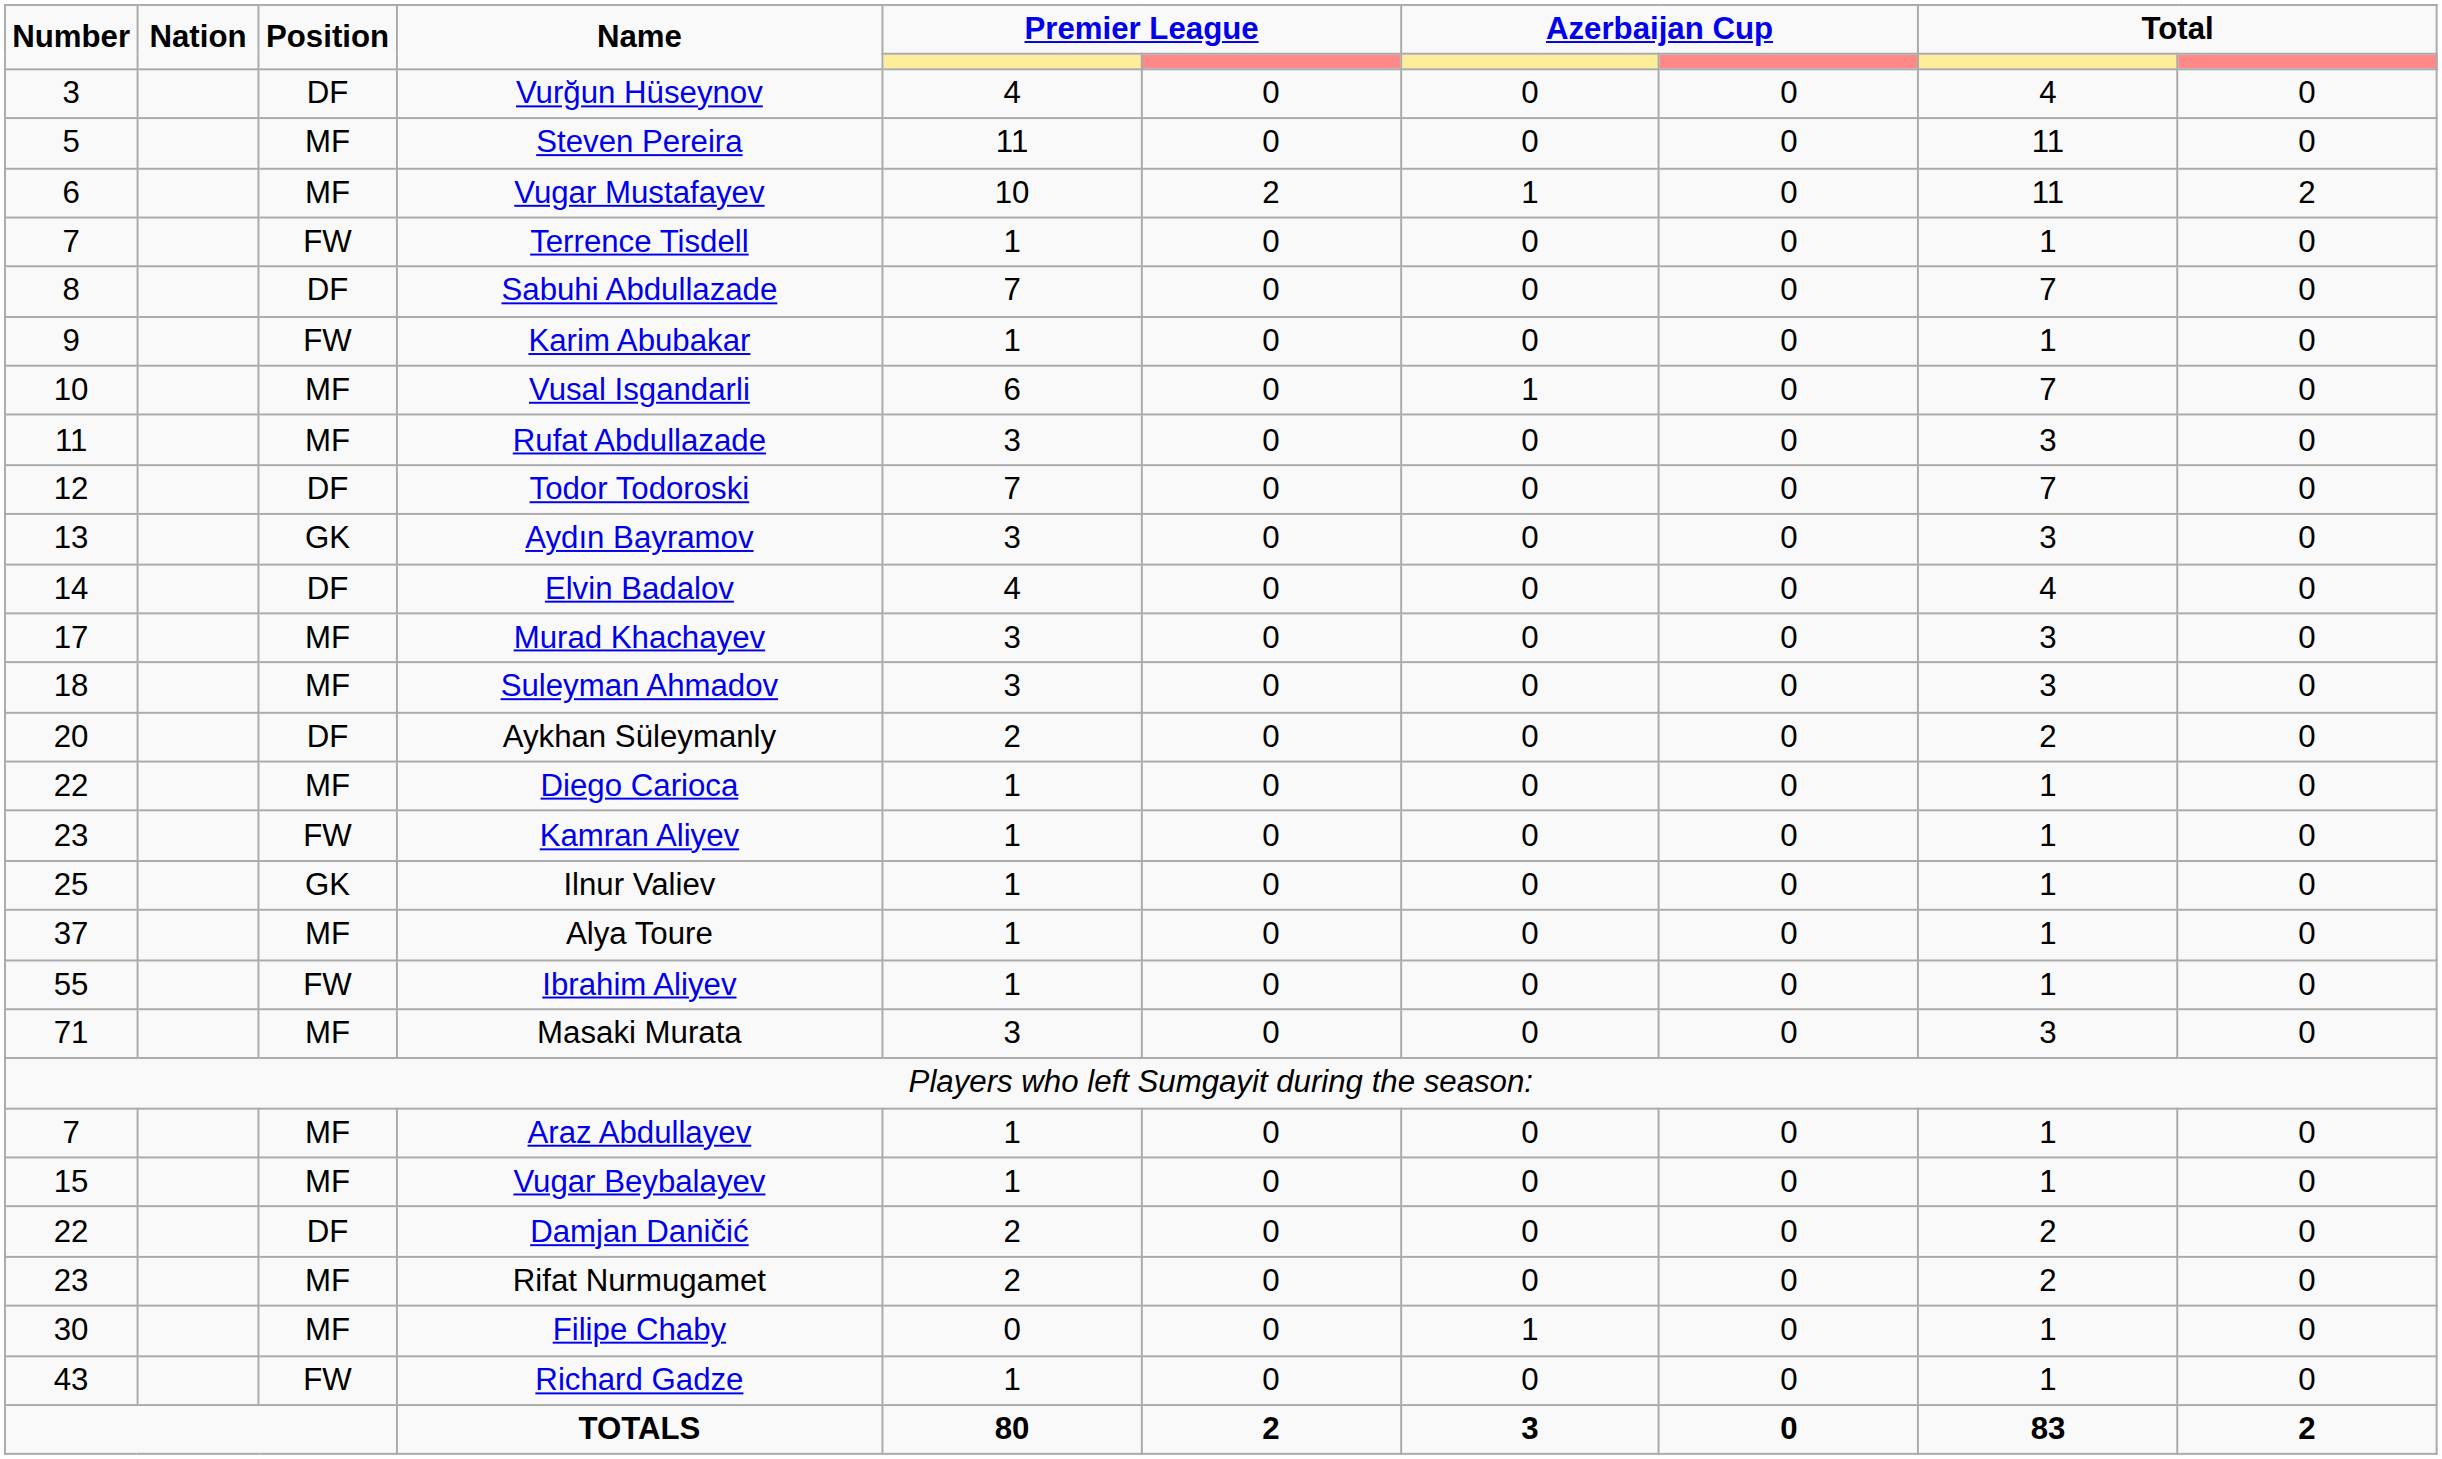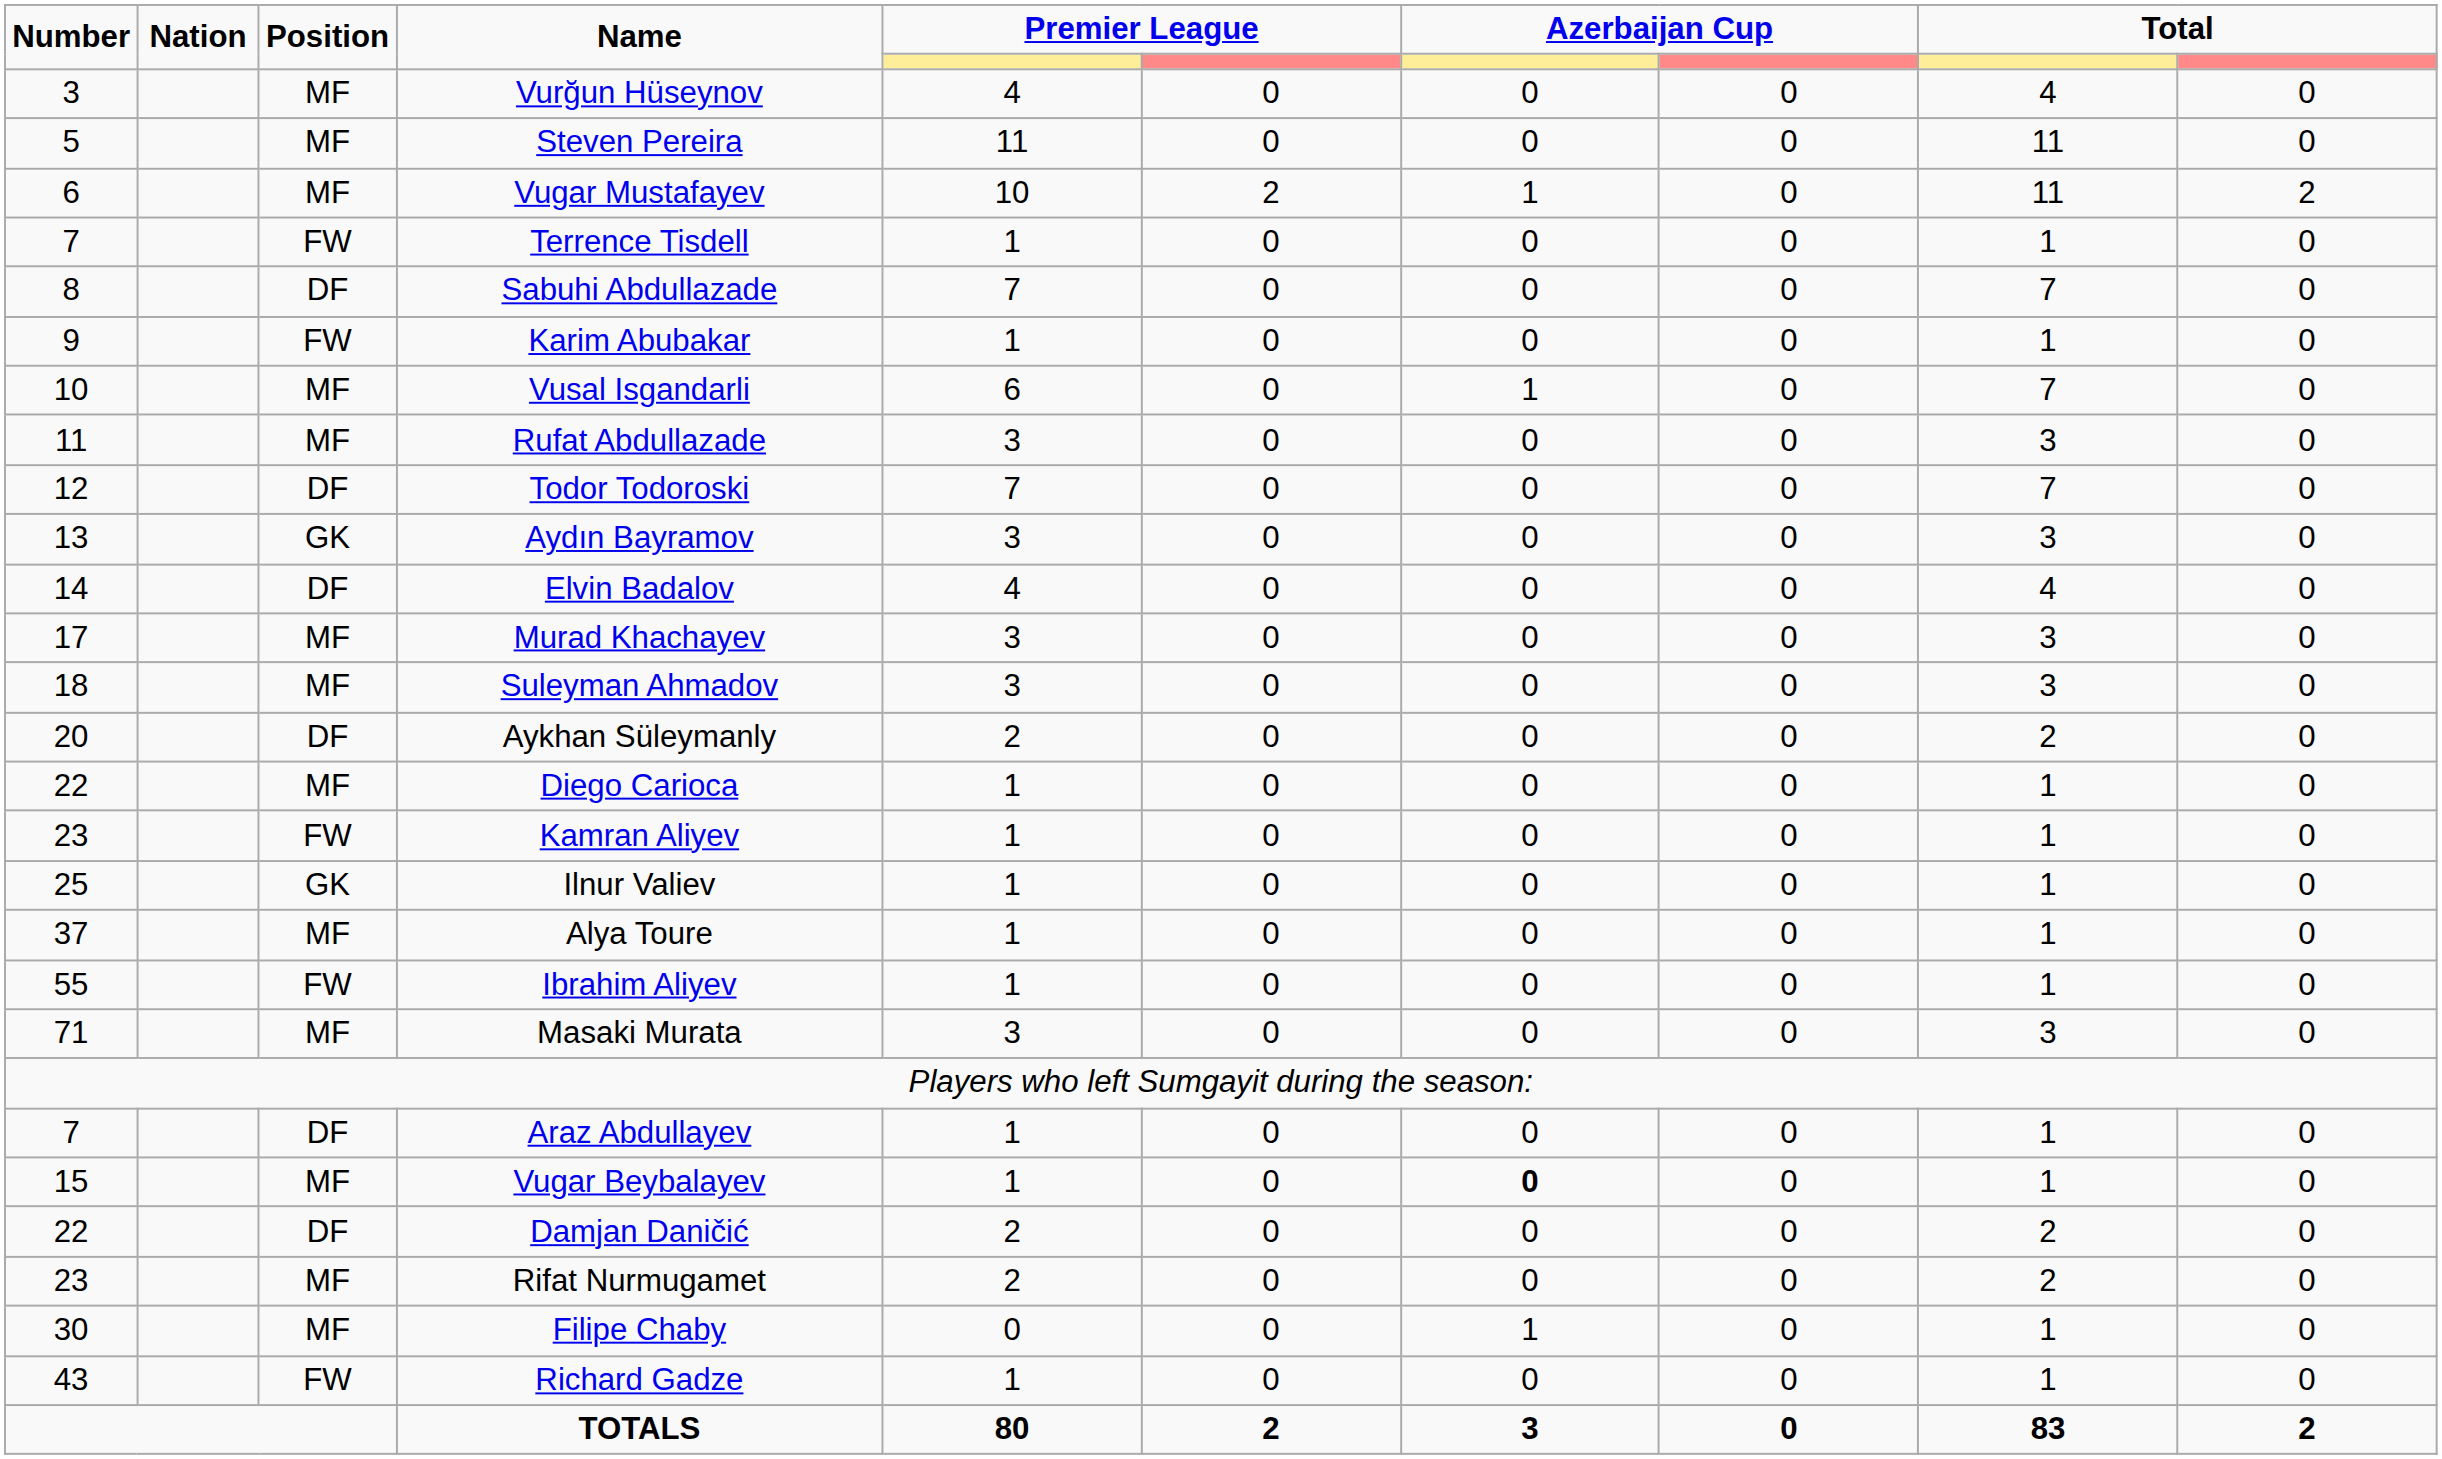(328, 93) DF -> (328, 93) MF
(328, 1132) MF -> (328, 1132) DF
(1530, 1181) normal -> (1530, 1181) bold
